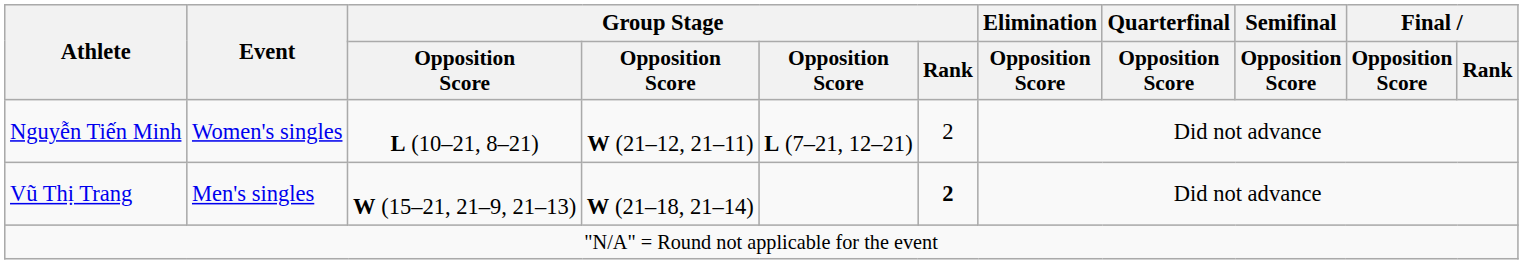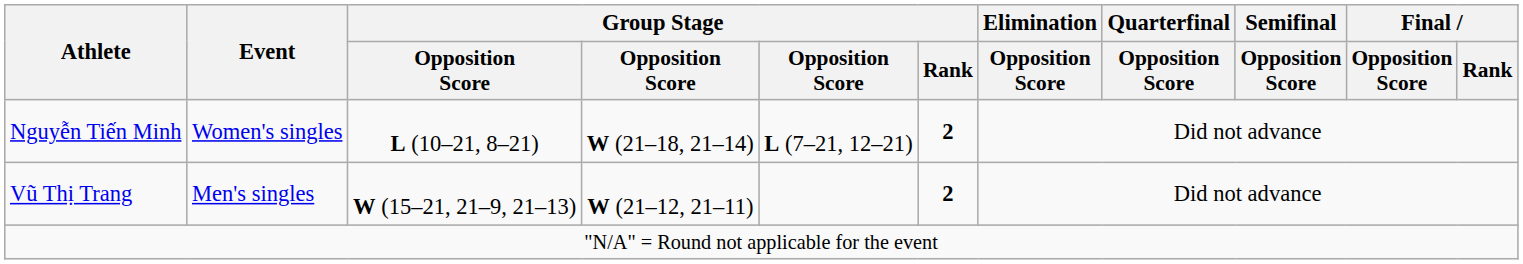(670, 144) W (21–12, 21–11) -> (670, 144) W (21–18, 21–14)
(948, 131) normal -> (948, 131) bold
(670, 206) W (21–18, 21–14) -> (670, 206) W (21–12, 21–11)
